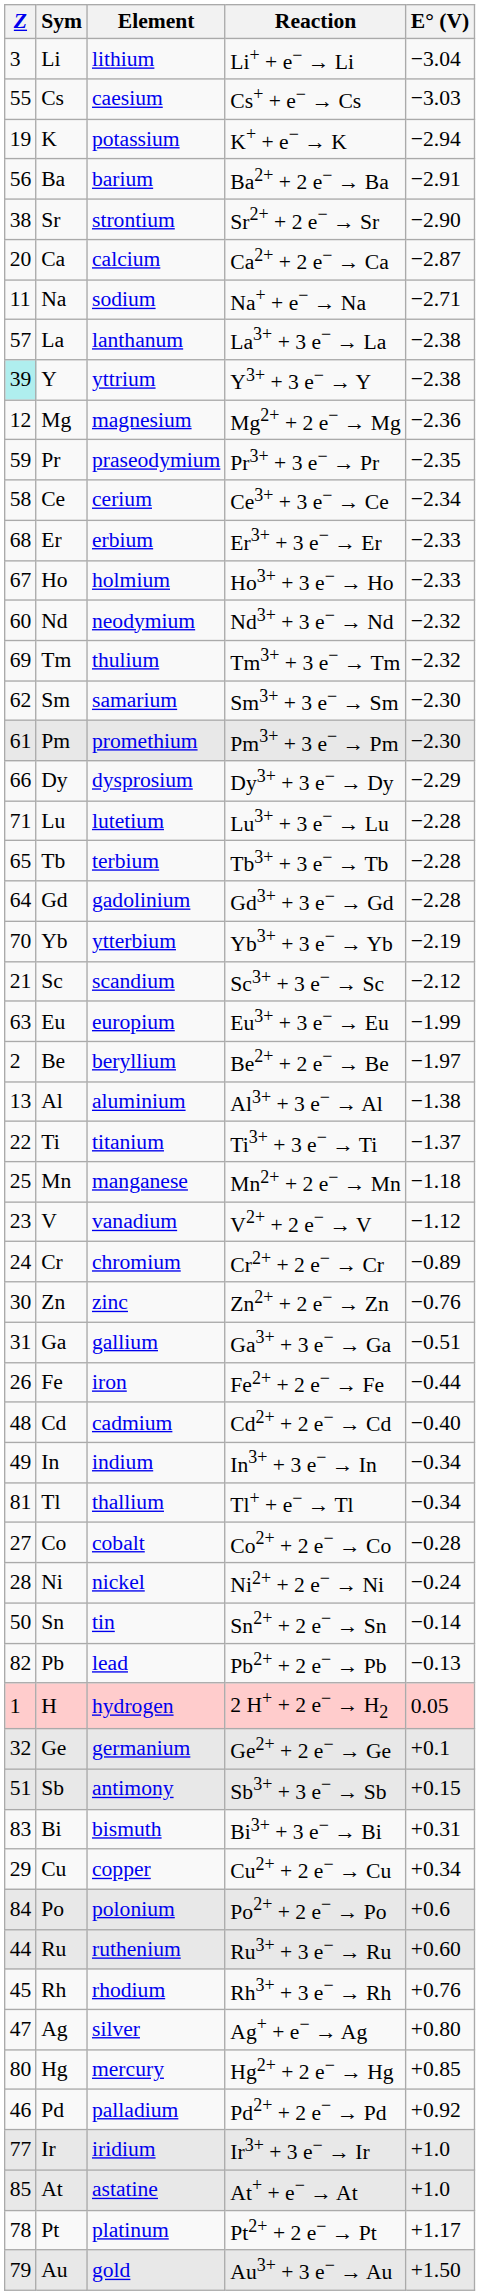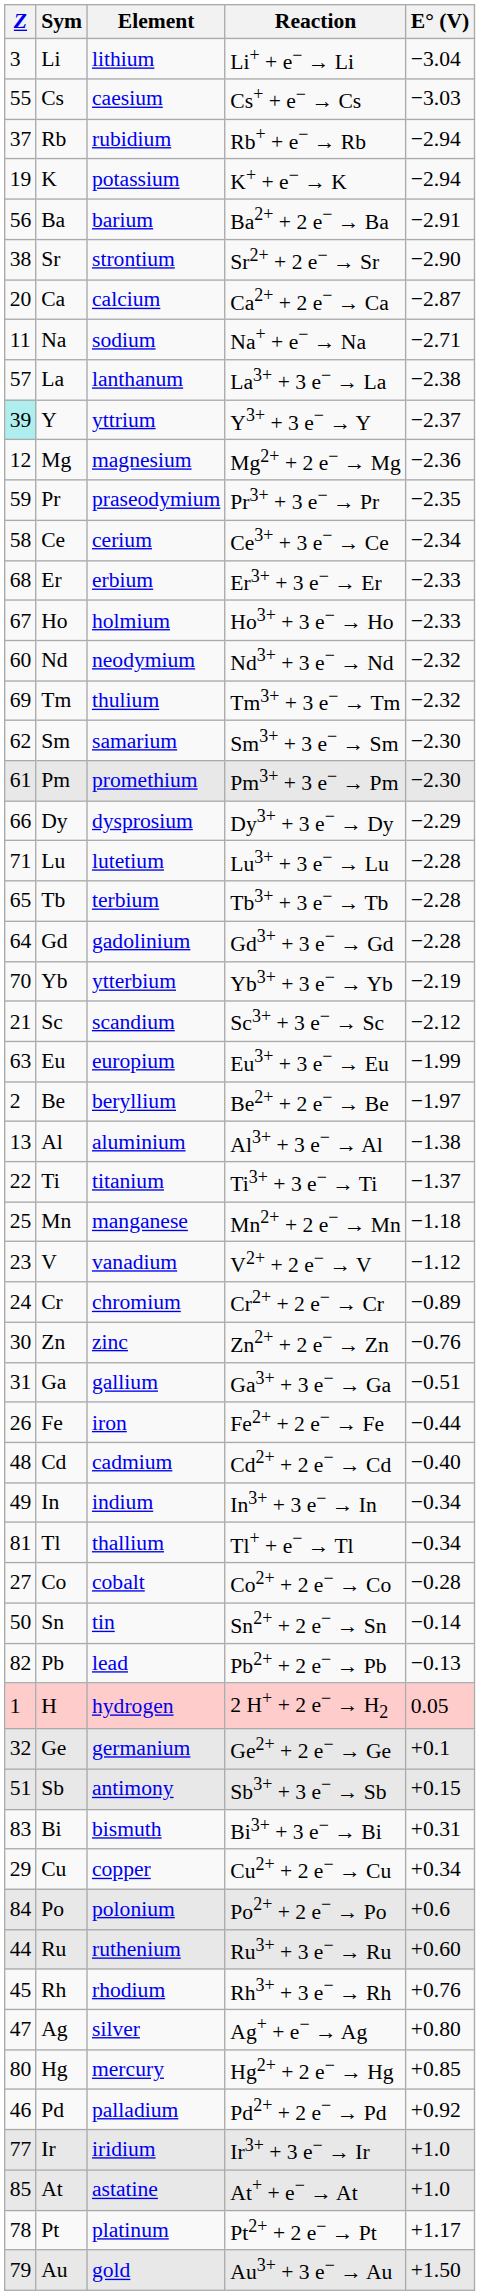+ row: (54, 138)
(436, 379) −2.38 -> (436, 419) −2.37
- row: (52, 1582)
